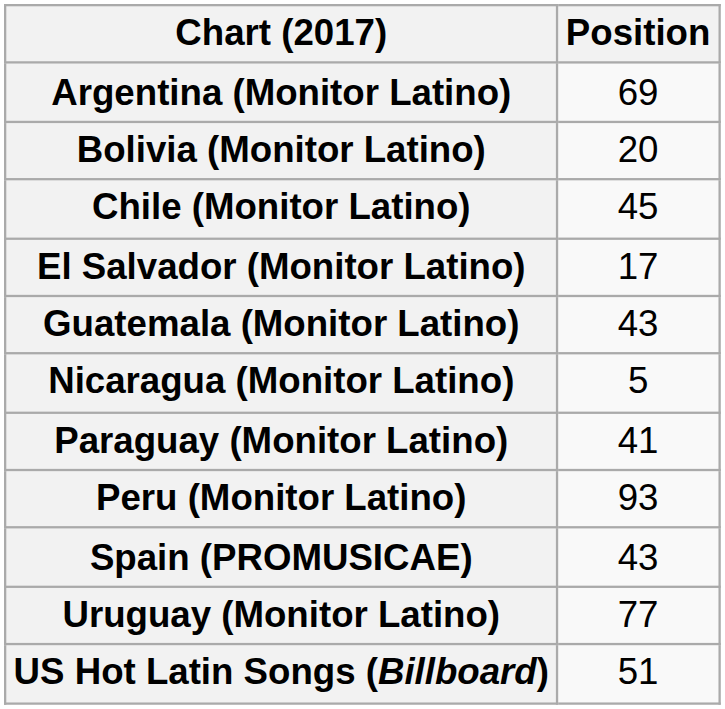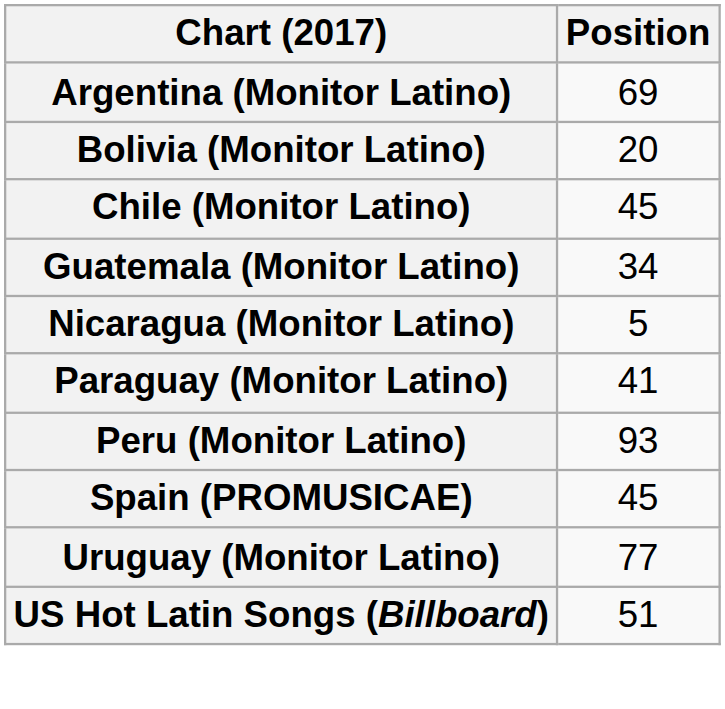- row: (281, 265)
(638, 324) 43 -> (638, 265) 34
(638, 556) 43 -> (638, 498) 45
